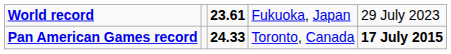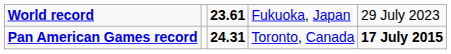(228, 37) 24.33 -> (228, 37) 24.31
